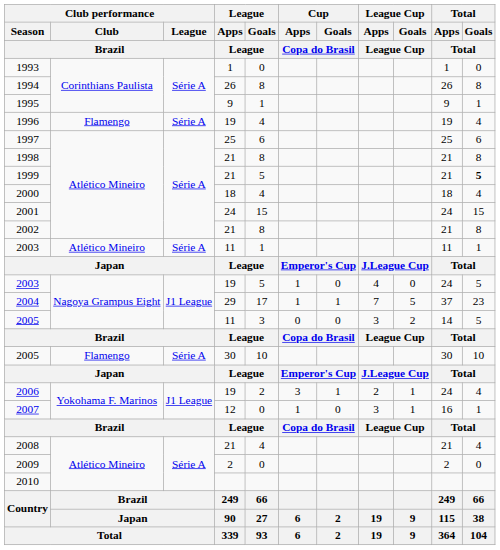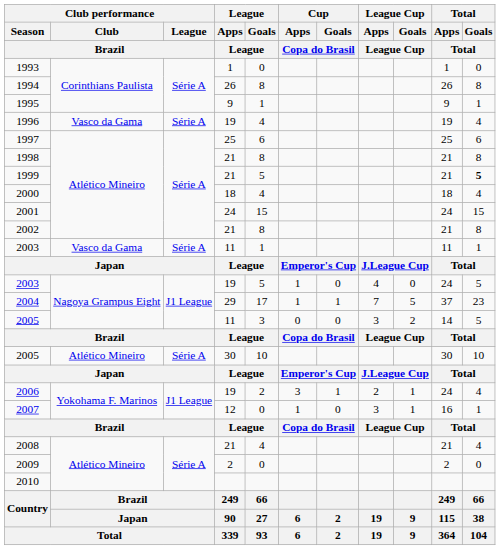(107, 121) Flamengo -> (107, 121) Vasco da Gama
(107, 247) Atlético Mineiro -> (107, 247) Vasco da Gama
(107, 355) Flamengo -> (107, 355) Atlético Mineiro
